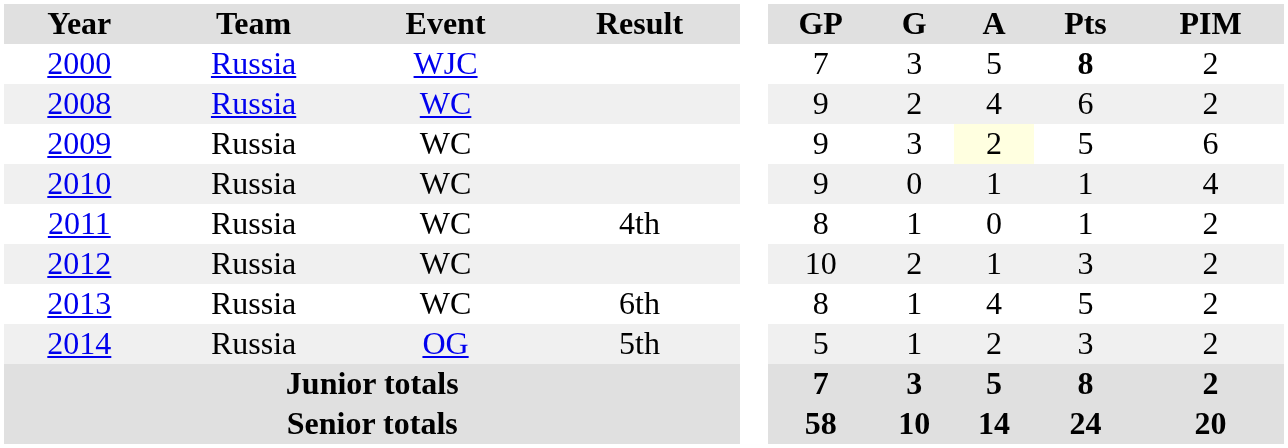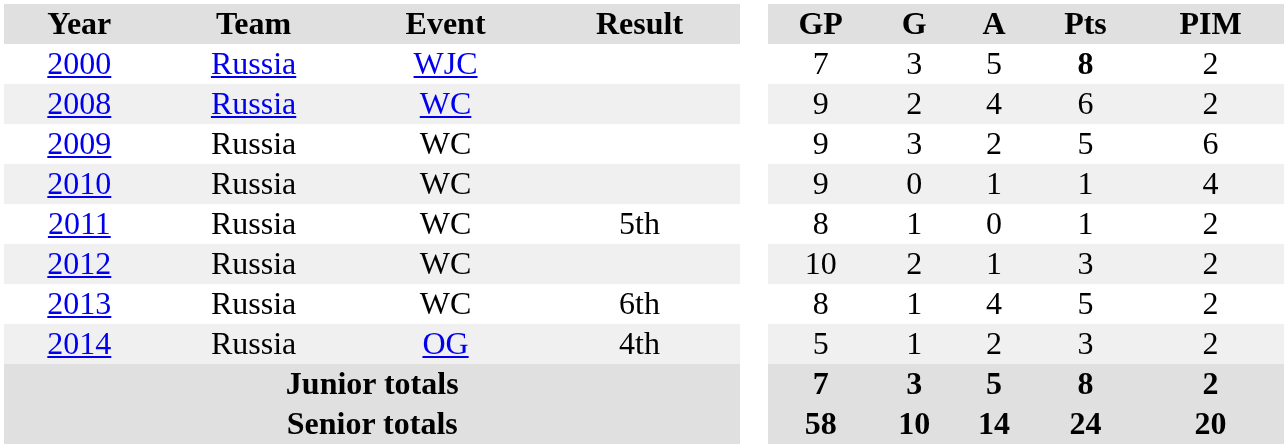(994, 143) lightyellow background -> (994, 143) no background
(640, 223) 4th -> (640, 223) 5th
(640, 343) 5th -> (640, 343) 4th
